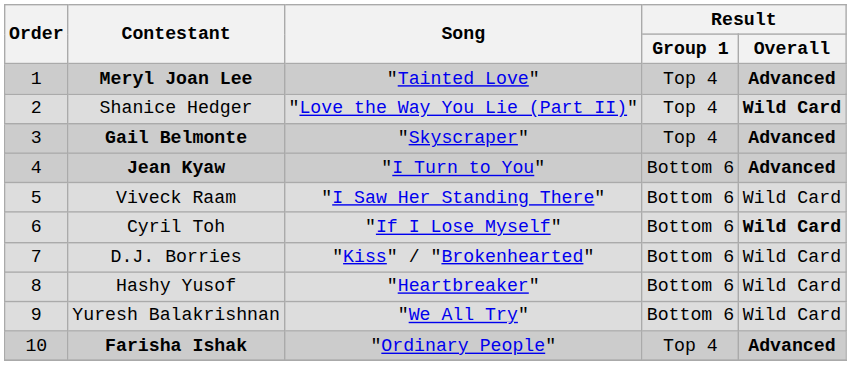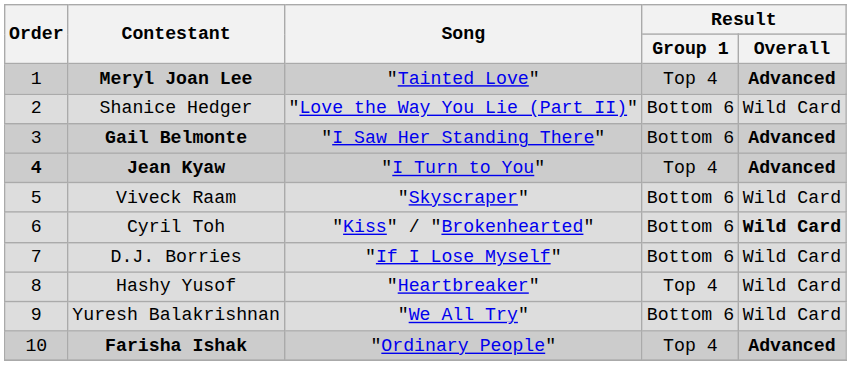(690, 109) Top 4 -> (690, 109) Bottom 6
(792, 109) bold -> (792, 109) normal
(463, 138) "Skyscraper" -> (463, 138) "I Saw Her Standing There"
(690, 138) Top 4 -> (690, 138) Bottom 6
(36, 168) normal -> (36, 168) bold
(690, 168) Bottom 6 -> (690, 168) Top 4
(463, 198) "I Saw Her Standing There" -> (463, 198) "Skyscraper"
(463, 227) "If I Lose Myself" -> (463, 227) "Kiss" / "Brokenhearted"
(463, 257) "Kiss" / "Brokenhearted" -> (463, 257) "If I Lose Myself"
(690, 286) Bottom 6 -> (690, 286) Top 4
